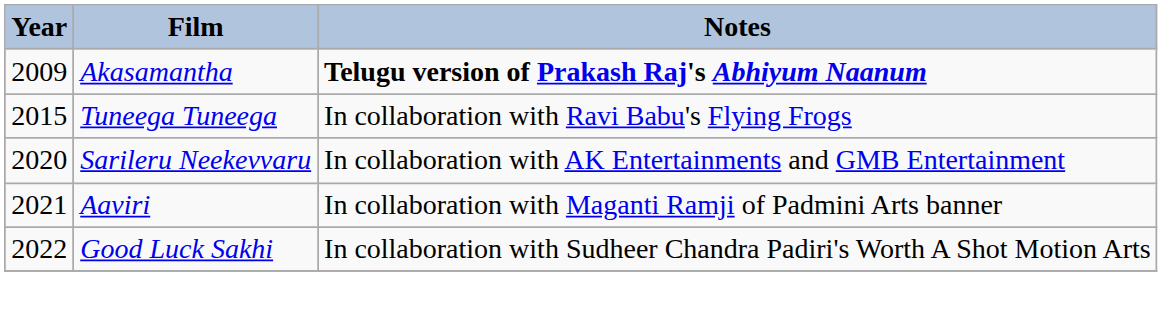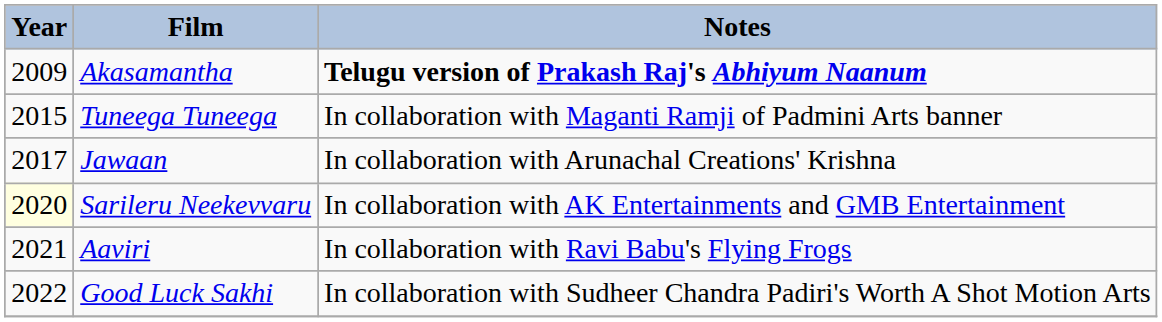(588, 115) In collaboration with Ravi Babu's Flying Frogs -> (663, 115) In collaboration with Maganti Ramji of Padmini Arts banner
+ row: (124, 159)
(39, 159) no background -> (39, 204) lightyellow background
(663, 204) In collaboration with Maganti Ramji of Padmini Arts banner -> (588, 248) In collaboration with Ravi Babu's Flying Frogs
